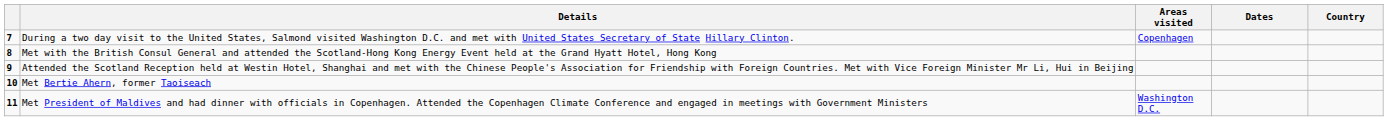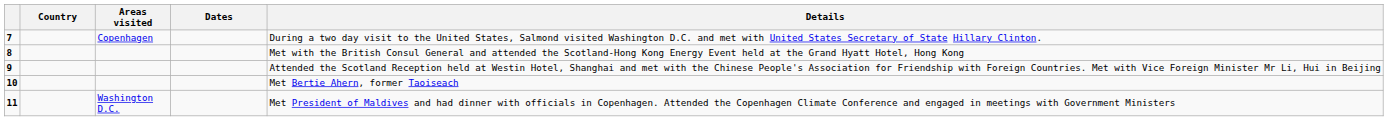columns swapped: (1345, 17) <-> (578, 17)
